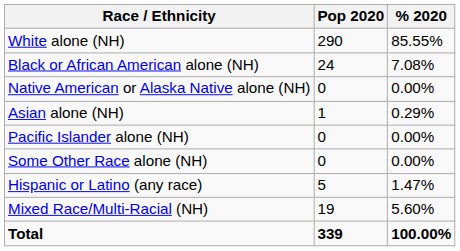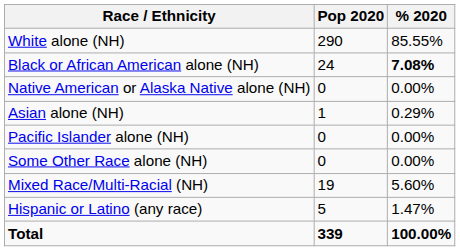(413, 64) normal -> (413, 64) bold
rows swapped: (108, 209) <-> (105, 185)
